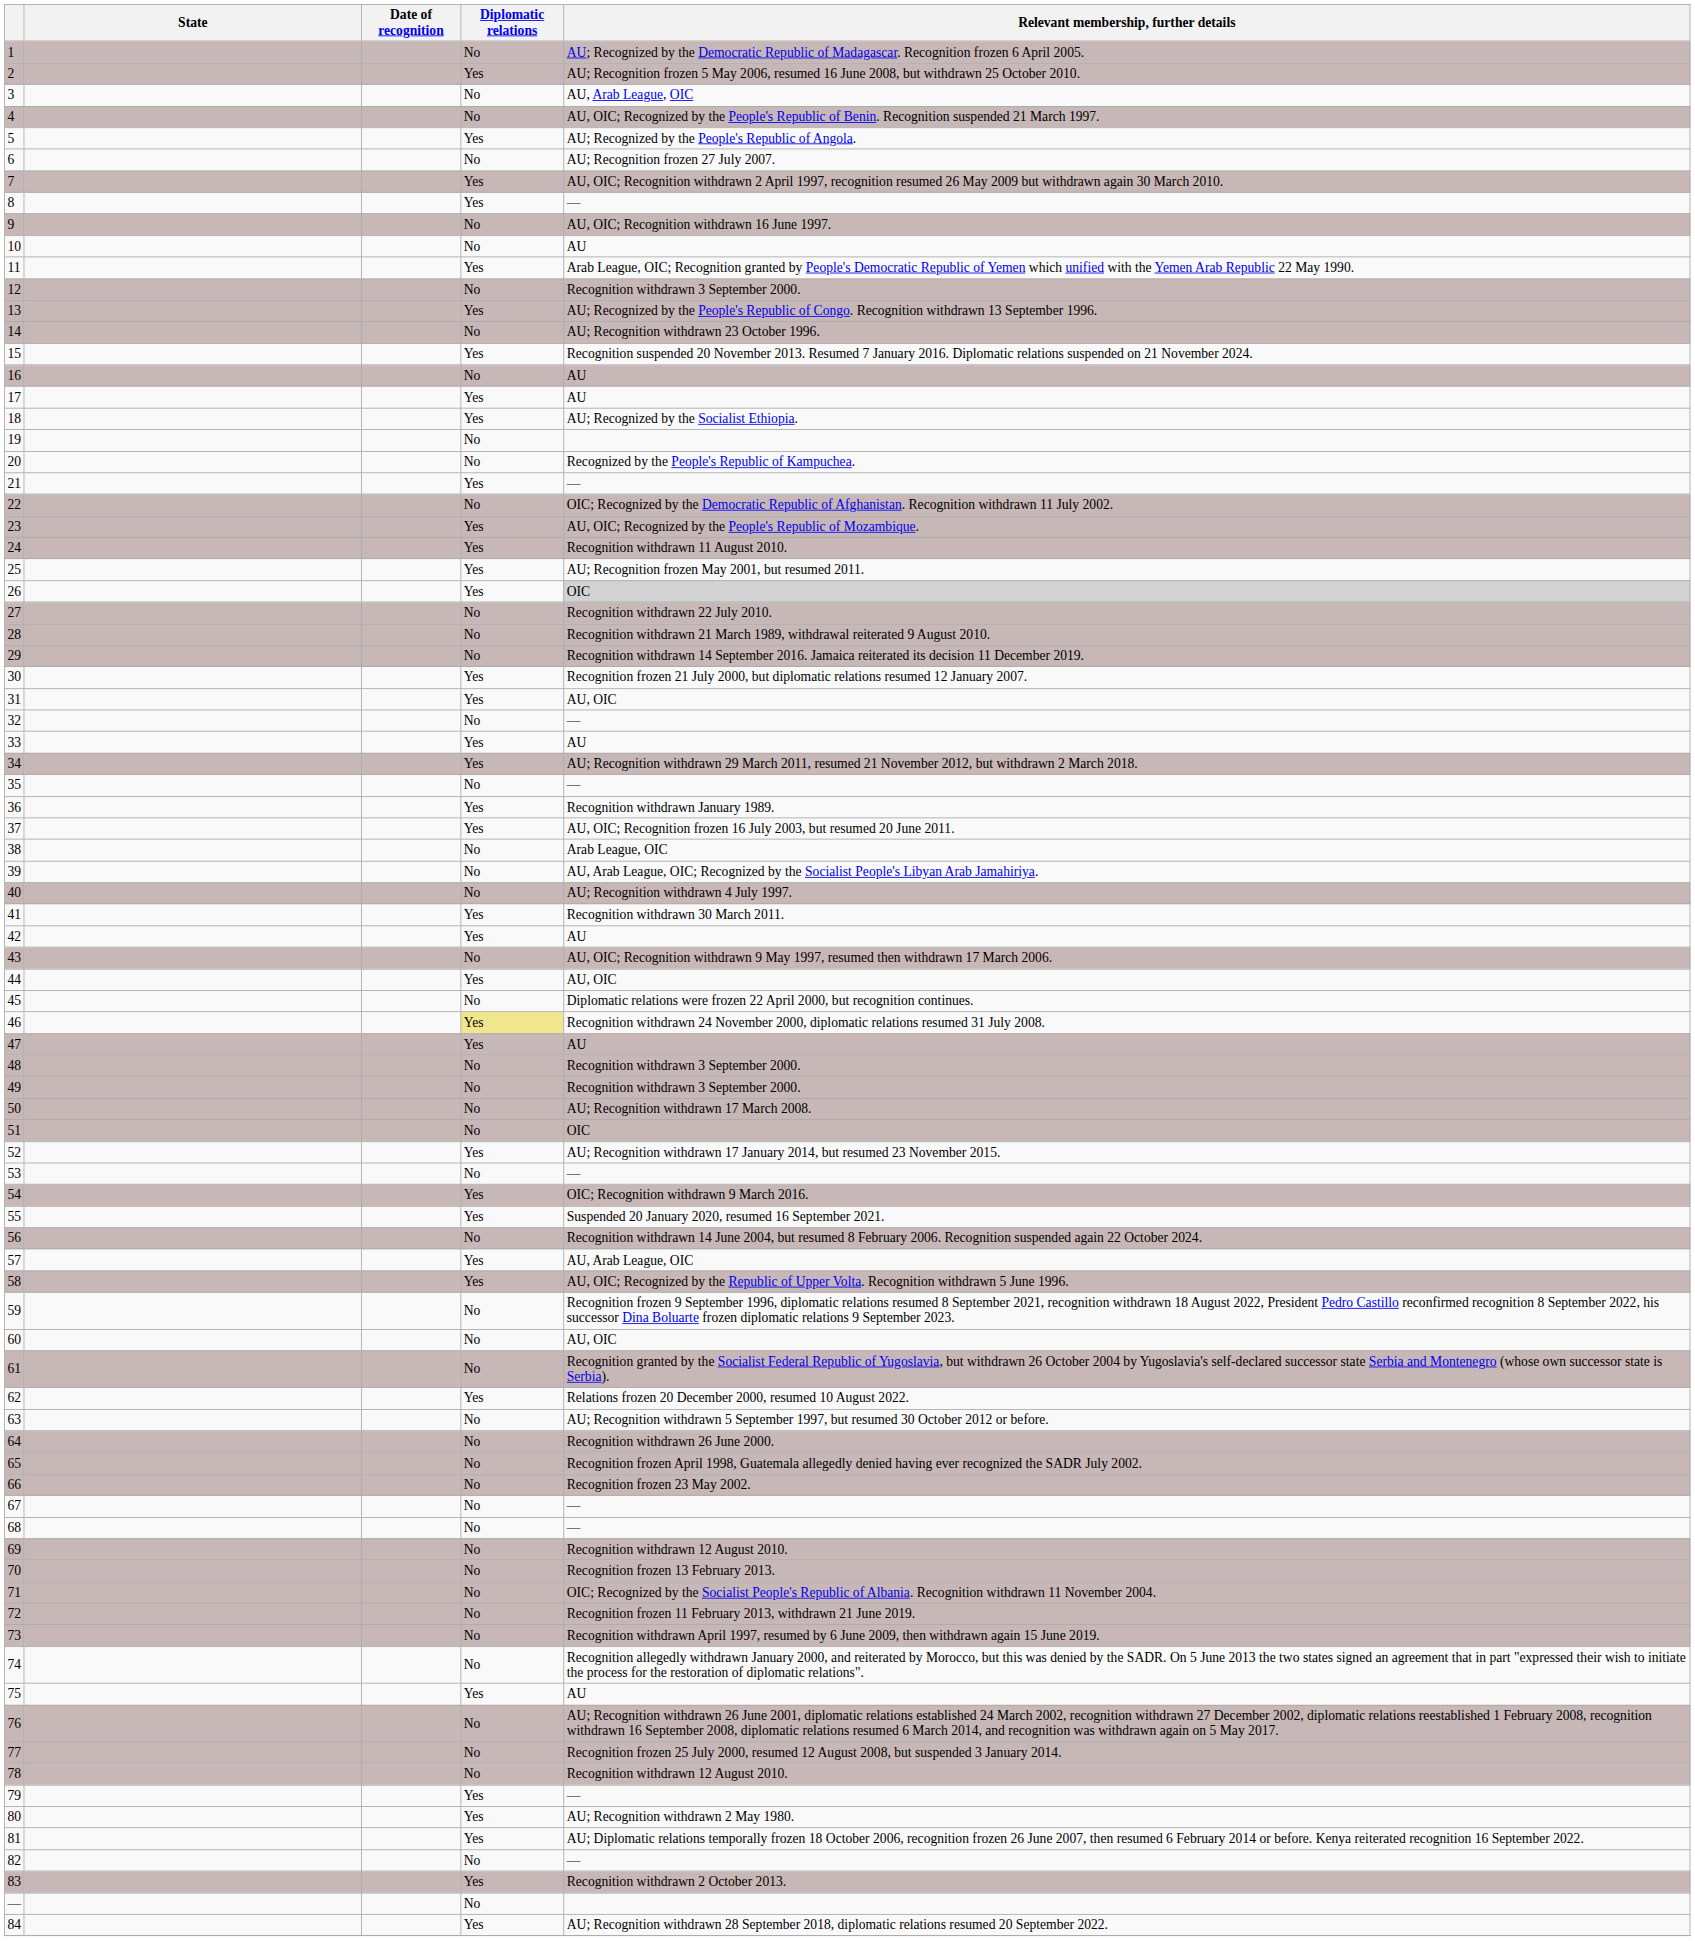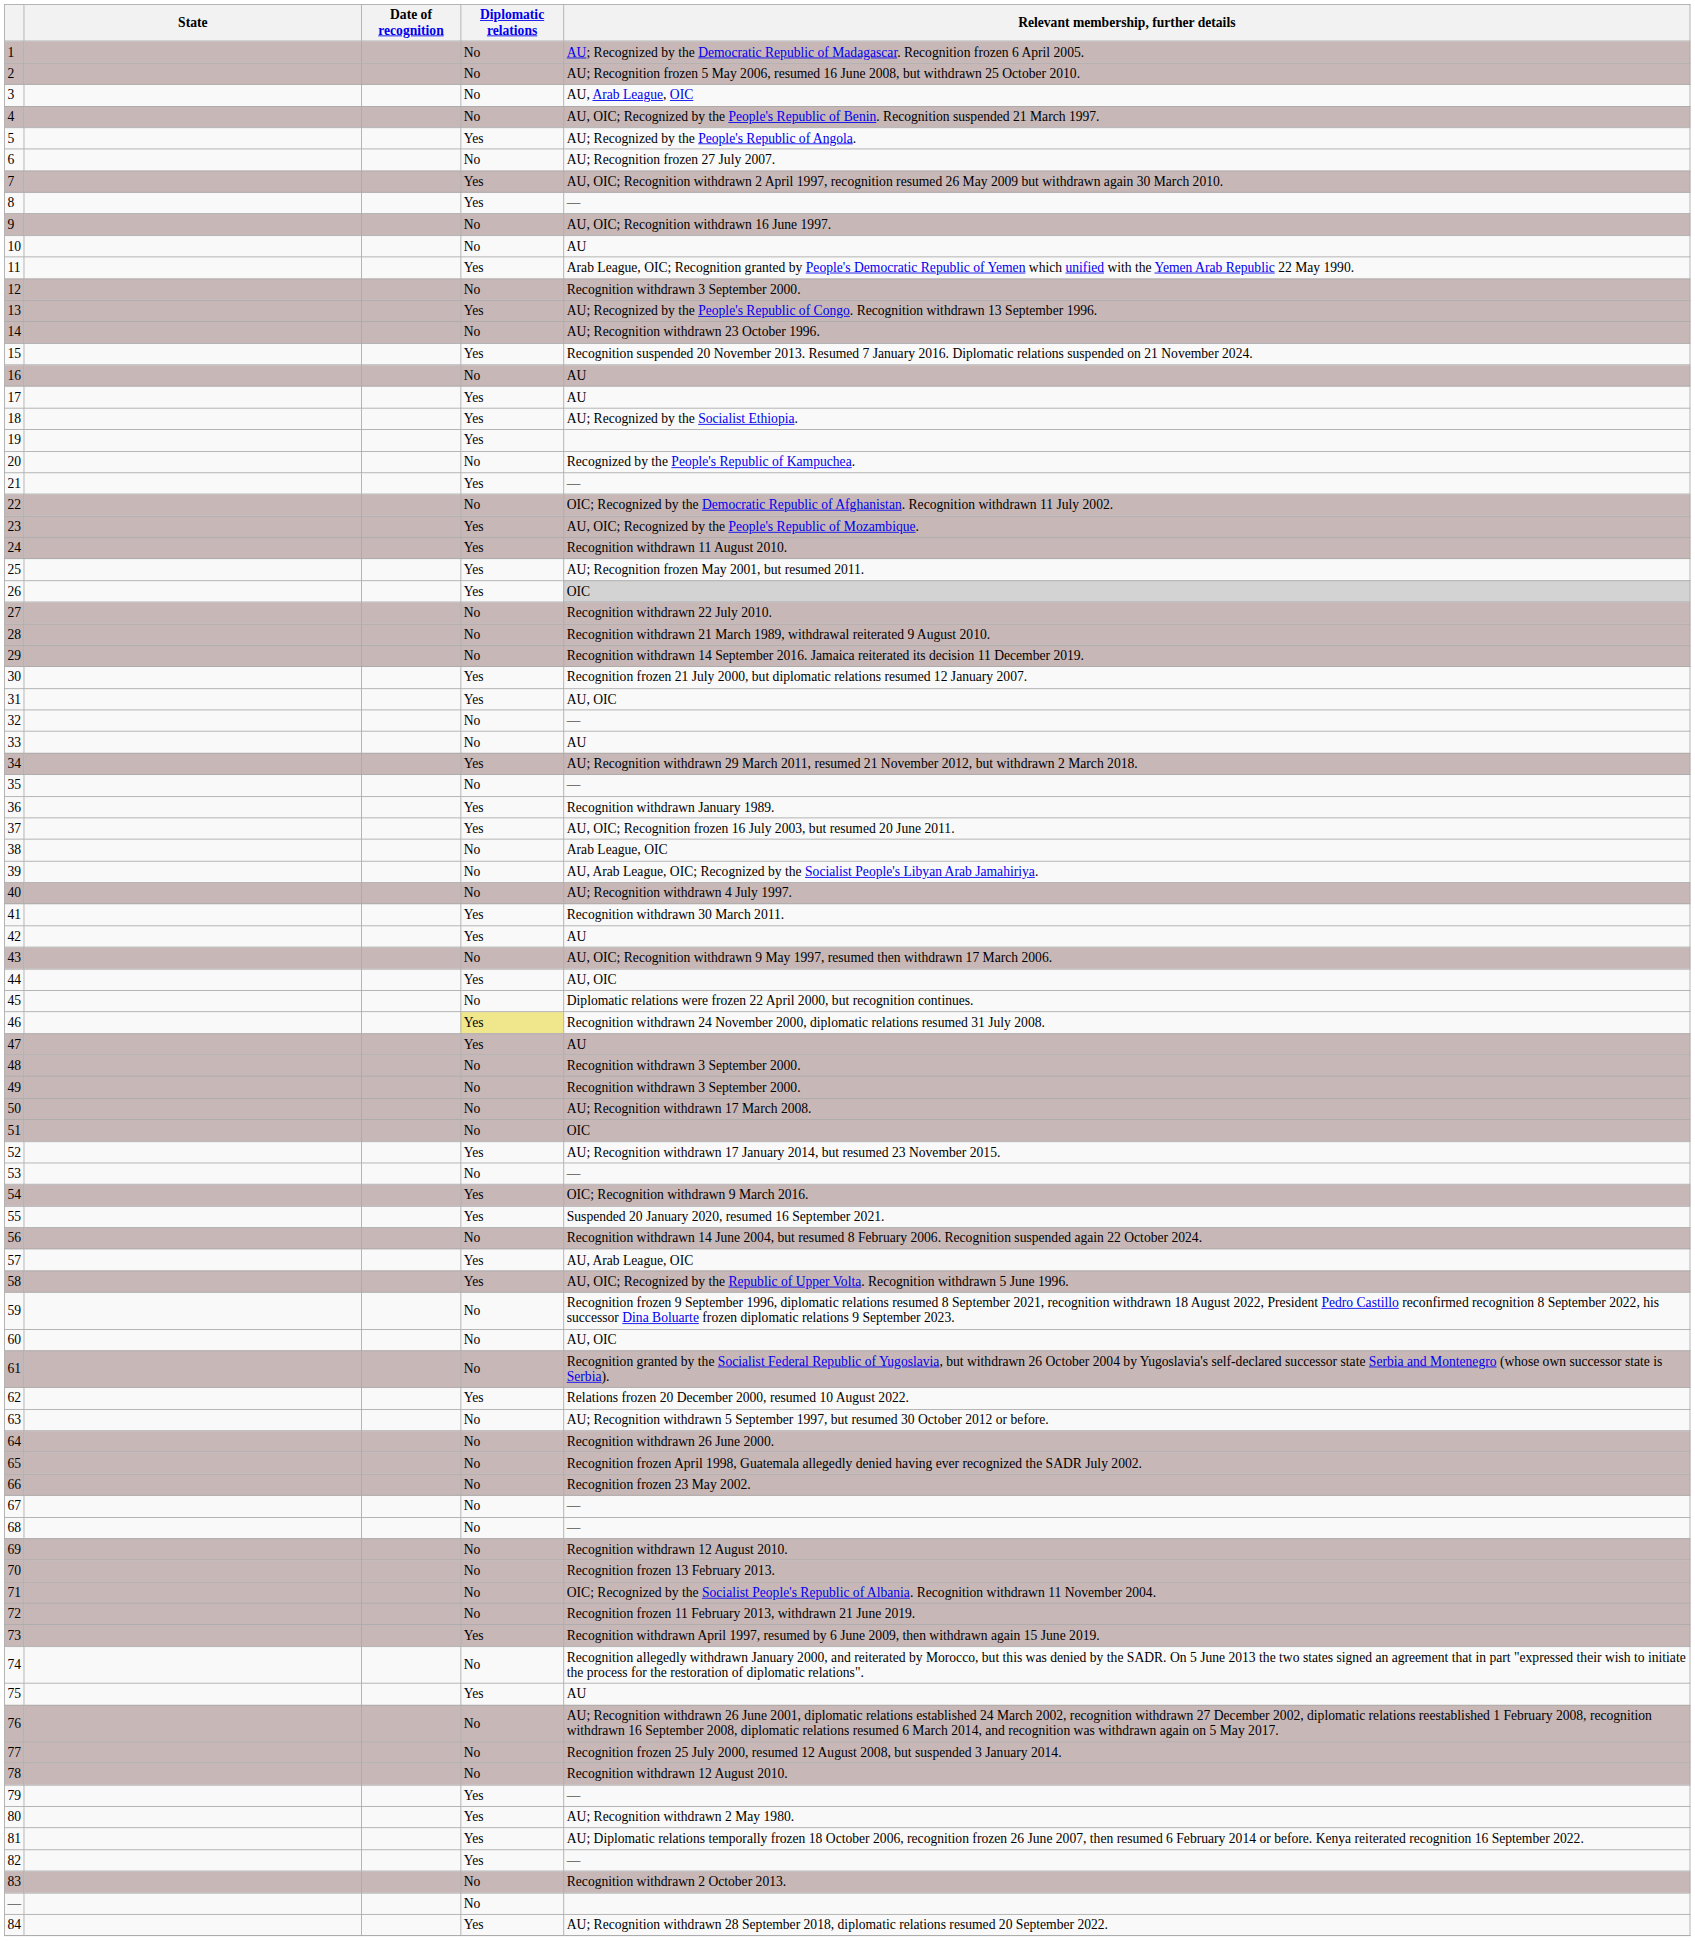(474, 73) Yes -> (472, 73) No
(472, 440) No -> (474, 440) Yes
(474, 742) Yes -> (472, 742) No
(472, 1635) No -> (474, 1635) Yes
(472, 1860) No -> (474, 1860) Yes
(474, 1881) Yes -> (472, 1881) No
